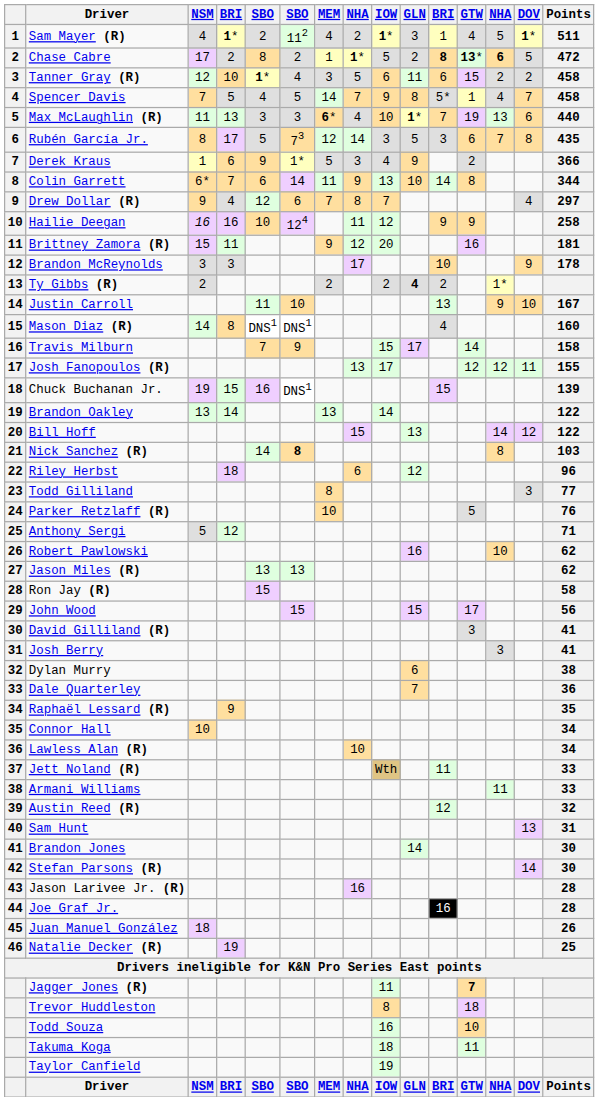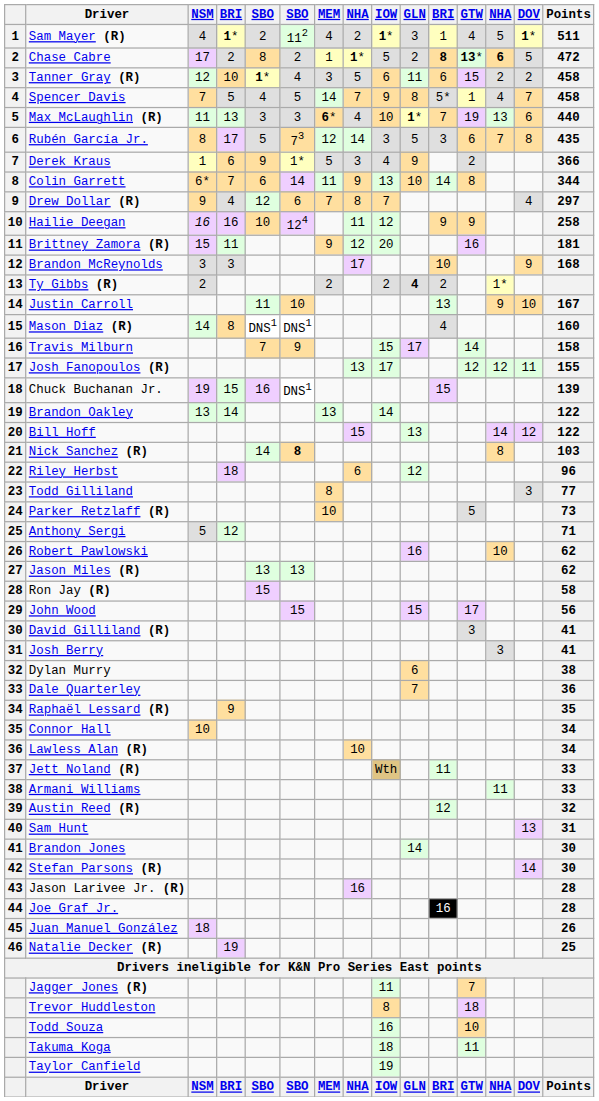(569, 265) 178 -> (569, 265) 168
(569, 511) 76 -> (569, 511) 73
(472, 987) bold -> (472, 987) normal
